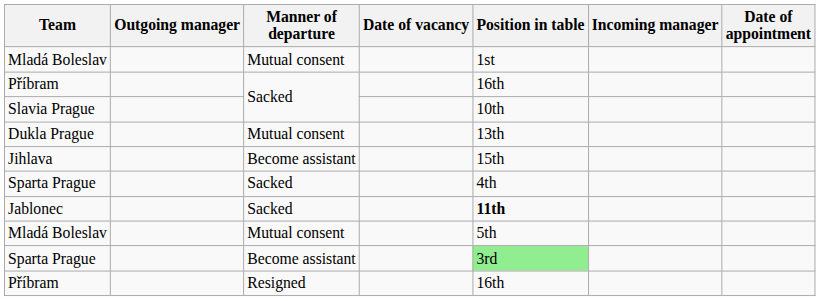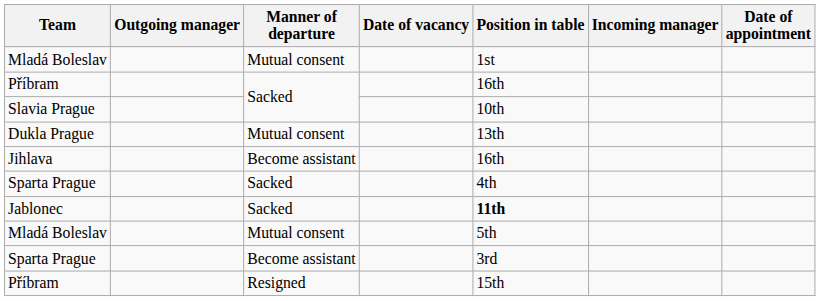(490, 158) 15th -> (490, 158) 16th
(487, 258) lightgreen background -> (487, 258) no background
(490, 283) 16th -> (490, 283) 15th
